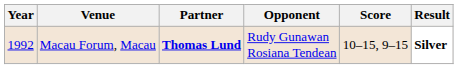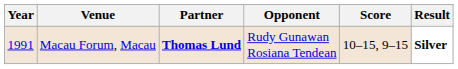(21, 45) 1992 -> (21, 45) 1991
